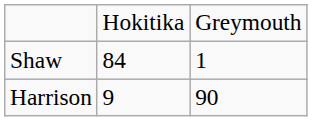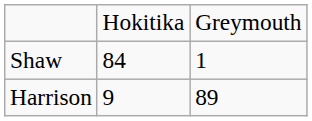(207, 97) 90 -> (207, 97) 89
